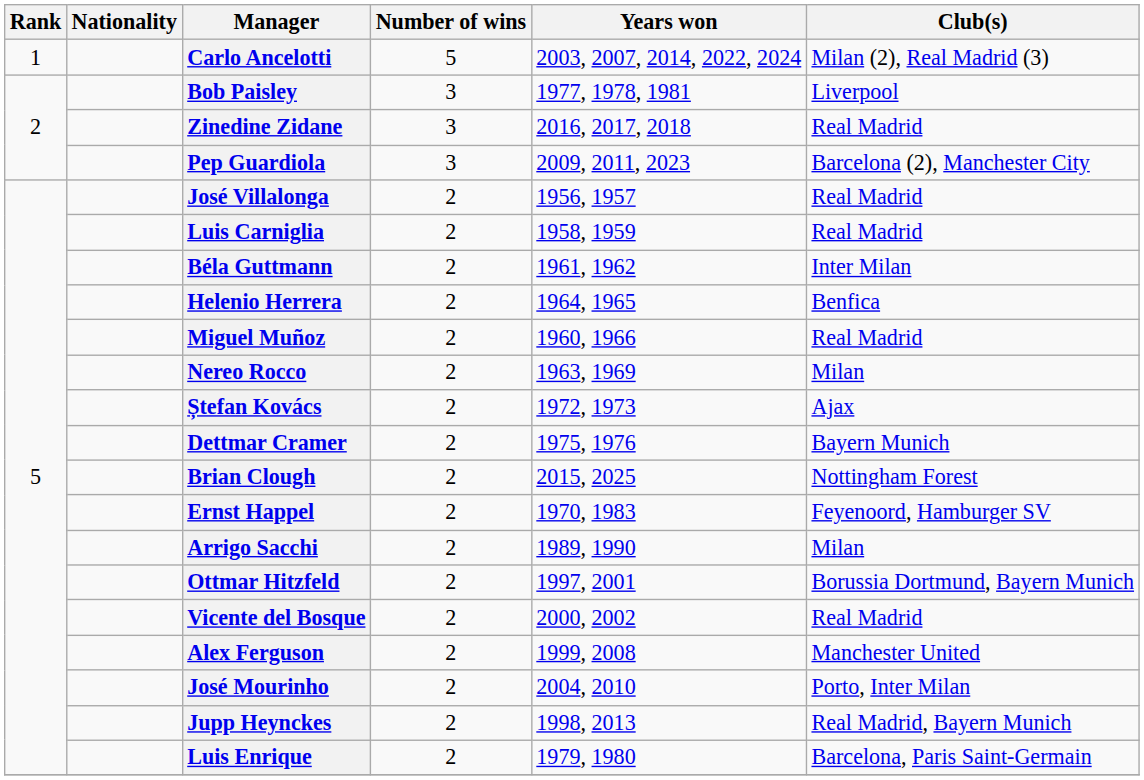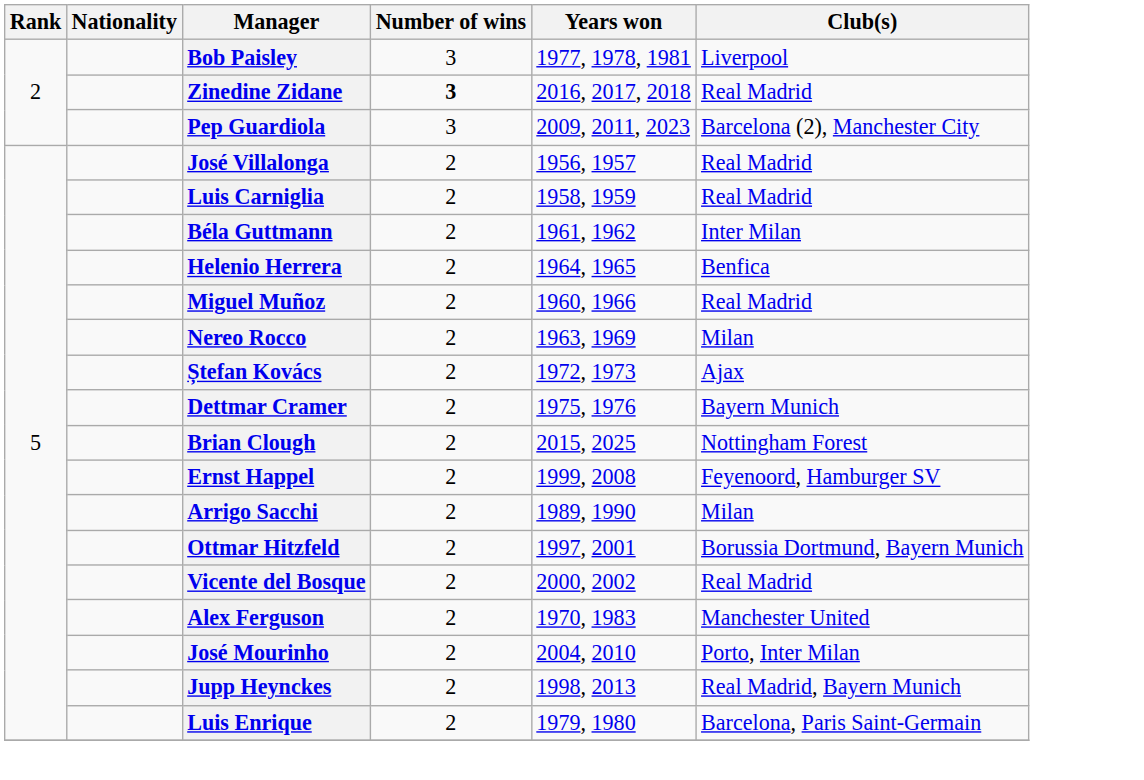- row: (259, 57)
(451, 127) normal -> (451, 92) bold
(586, 512) 1970, 1983 -> (586, 477) 1999, 2008
(586, 652) 1999, 2008 -> (586, 617) 1970, 1983
